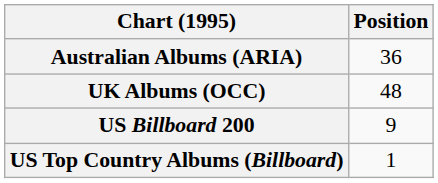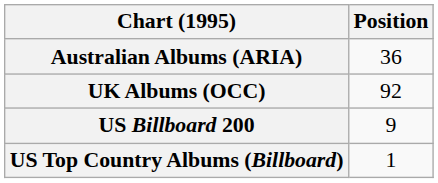(391, 90) 48 -> (391, 90) 92
